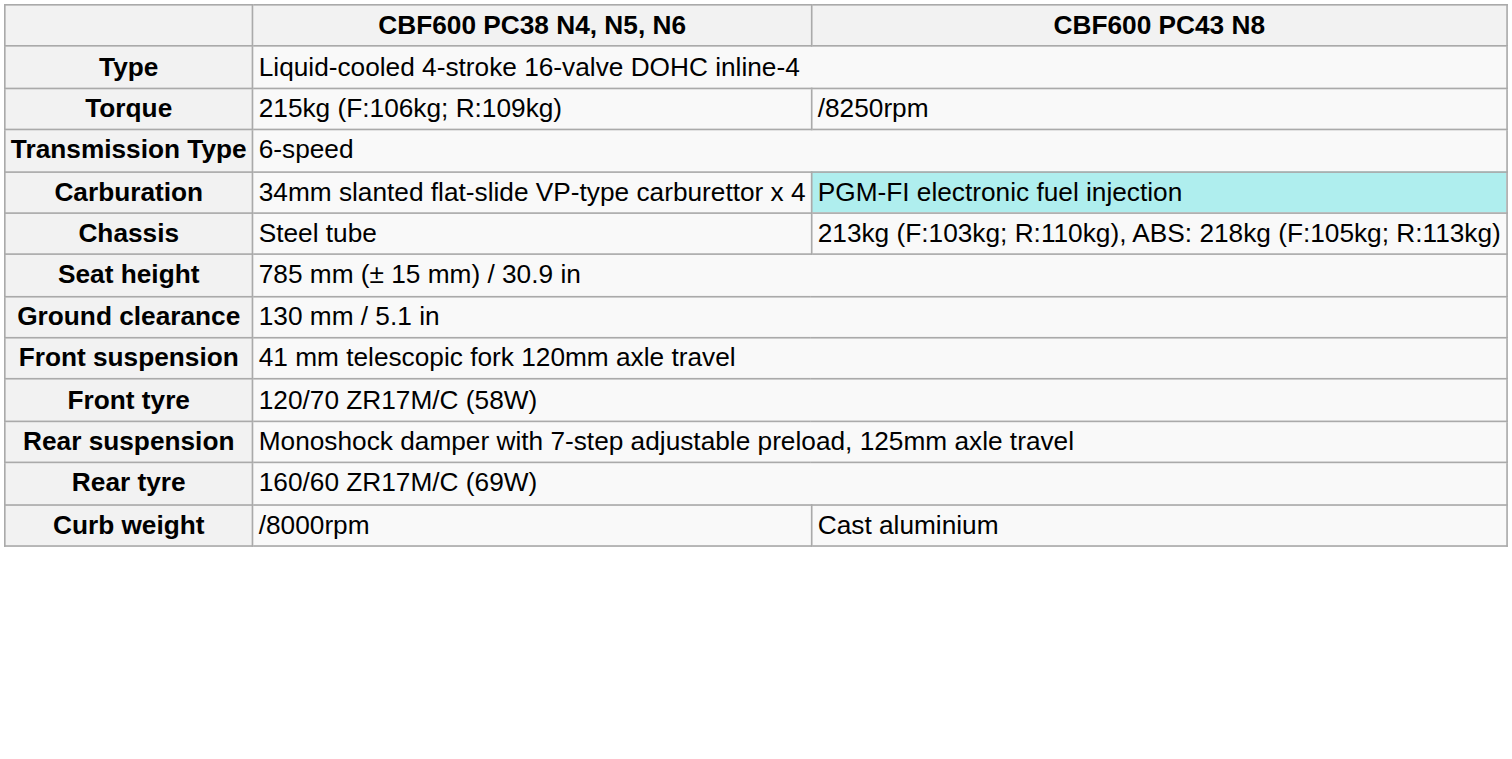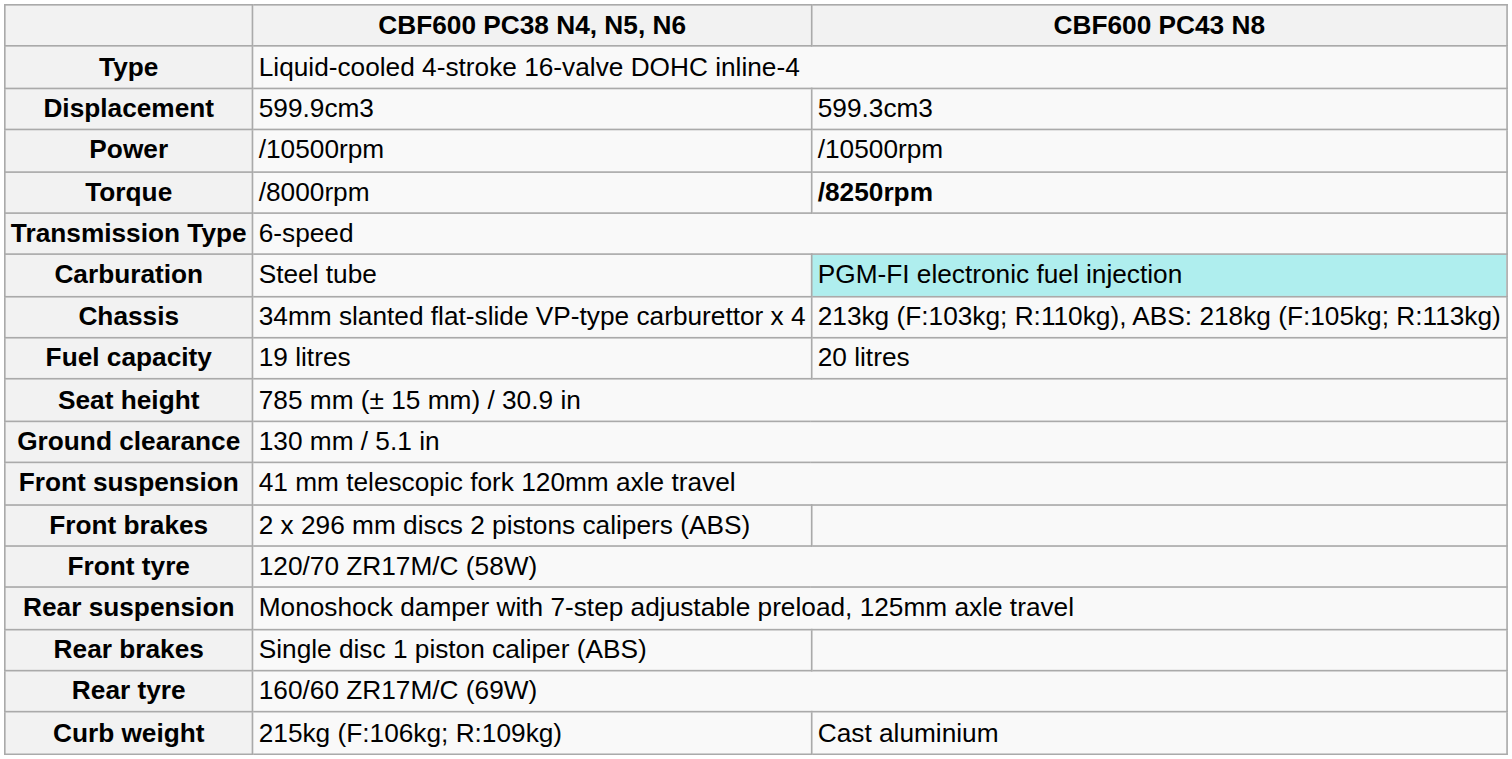+ row: (129, 108)
+ row: (129, 150)
(410, 108) 215kg (F:106kg; R:109kg) -> (314, 191) /8000rpm
(873, 108) normal -> (875, 191) bold
(532, 191) 34mm slanted flat-slide VP-type carburettor x 4 -> (318, 274) Steel tube
(318, 233) Steel tube -> (532, 316) 34mm slanted flat-slide VP-type carburettor x 4
+ row: (129, 358)
+ row: (129, 524)
+ row: (129, 649)
(314, 524) /8000rpm -> (410, 732) 215kg (F:106kg; R:109kg)
